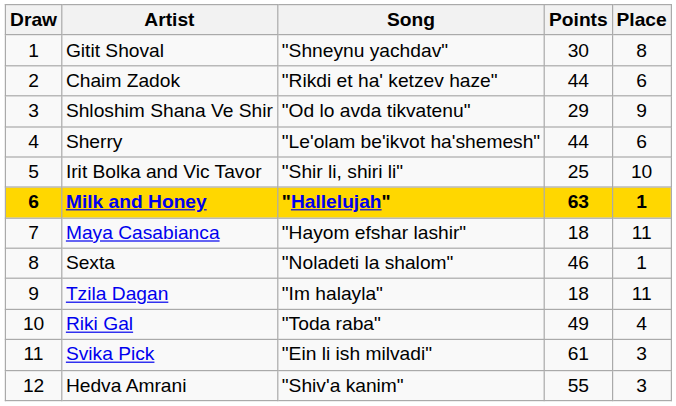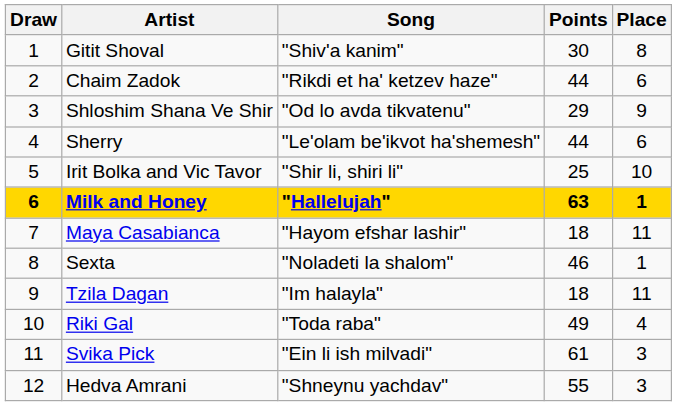(365, 50) "Shneynu yachdav" -> (343, 50) "Shiv'a kanim"
(343, 385) "Shiv'a kanim" -> (365, 385) "Shneynu yachdav"
